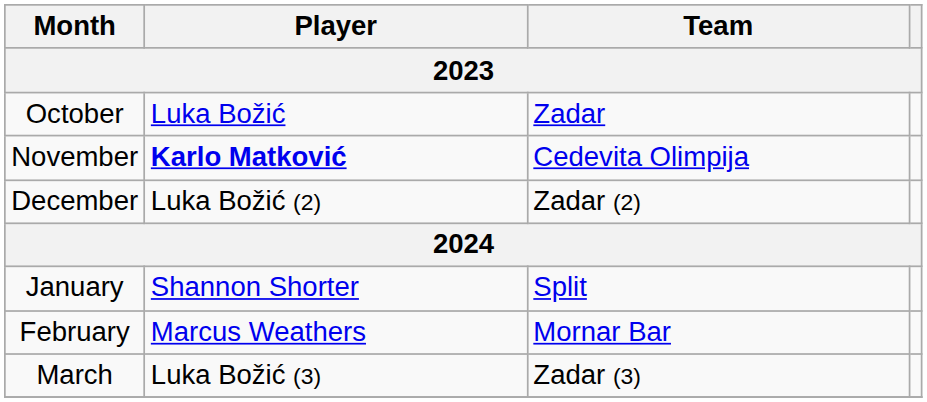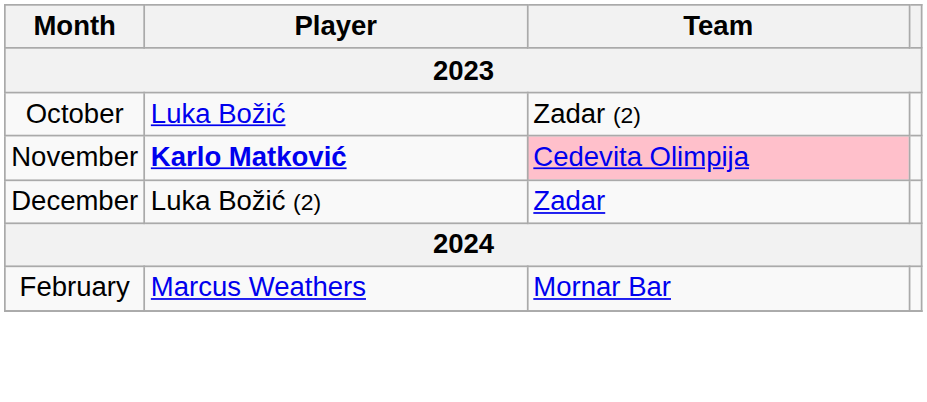(569, 113) Zadar -> (587, 113) Zadar (2)
(641, 157) no background -> (641, 157) pink background
(587, 200) Zadar (2) -> (569, 200) Zadar
- row: (75, 288)
- row: (75, 375)
